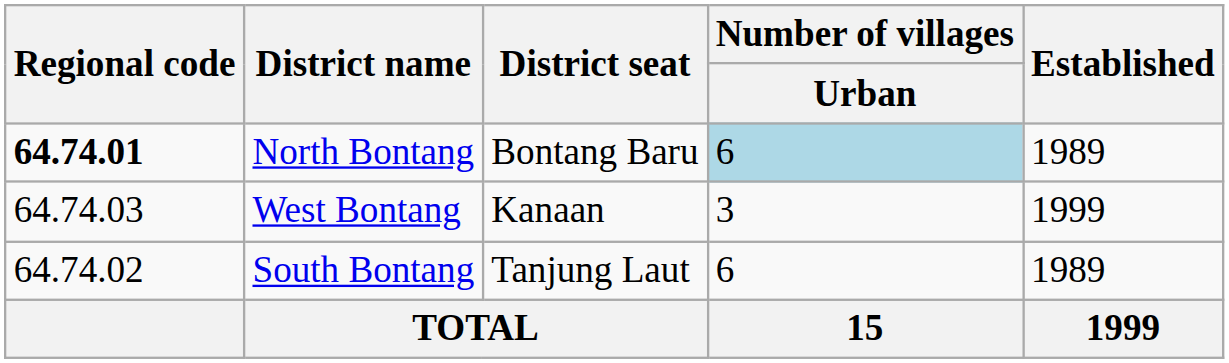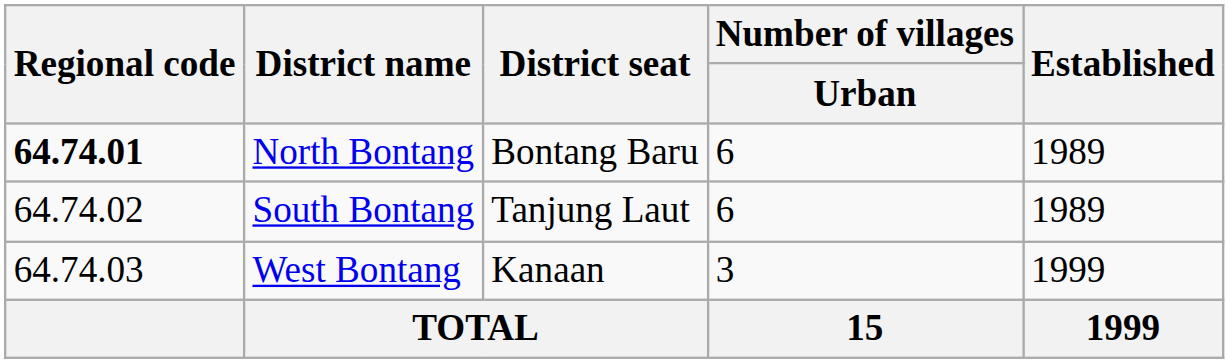(725, 151) lightblue background -> (725, 151) no background
rows swapped: (363, 269) <-> (357, 210)
